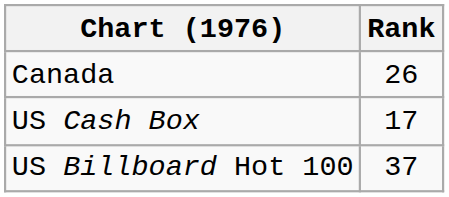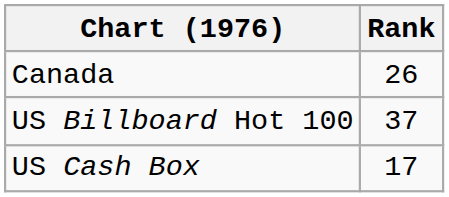rows swapped: (183, 167) <-> (106, 121)
